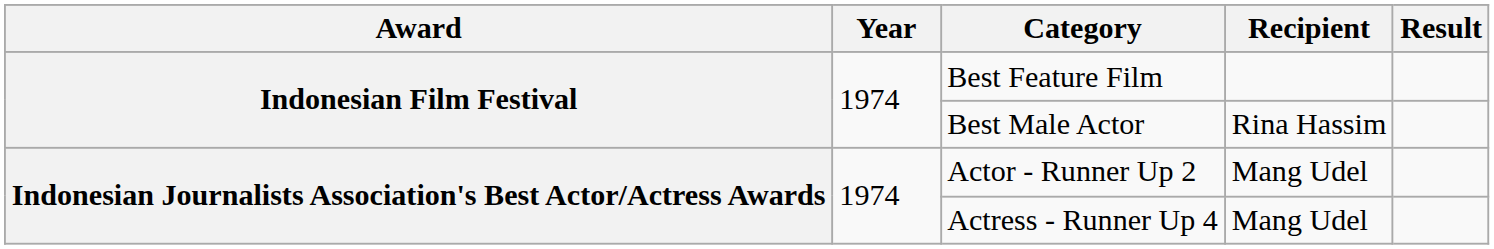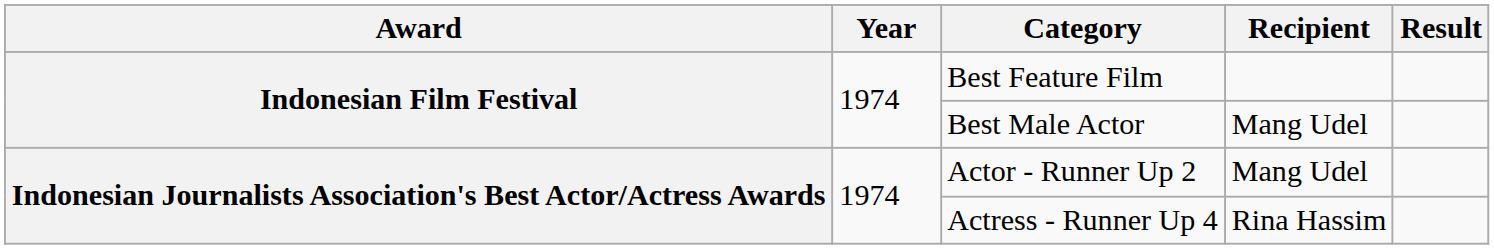(1309, 123) Rina Hassim -> (1300, 123) Mang Udel
(1300, 219) Mang Udel -> (1309, 219) Rina Hassim
